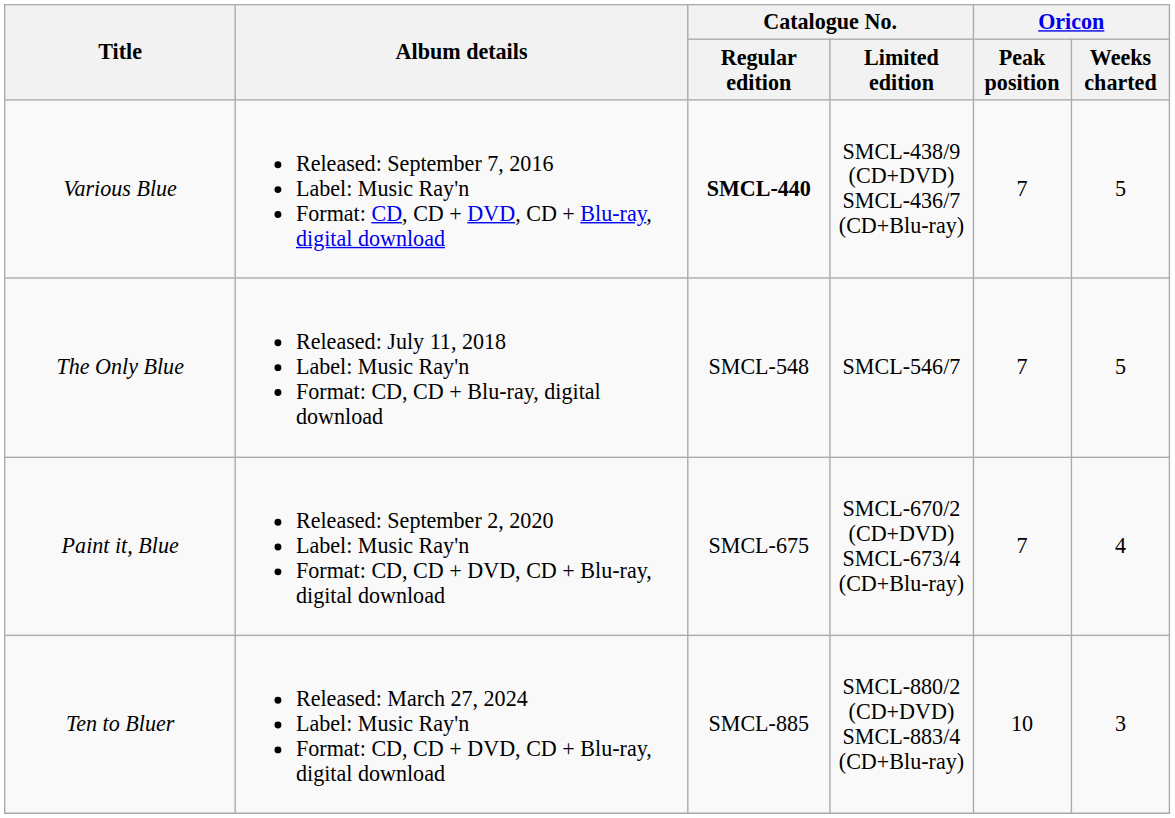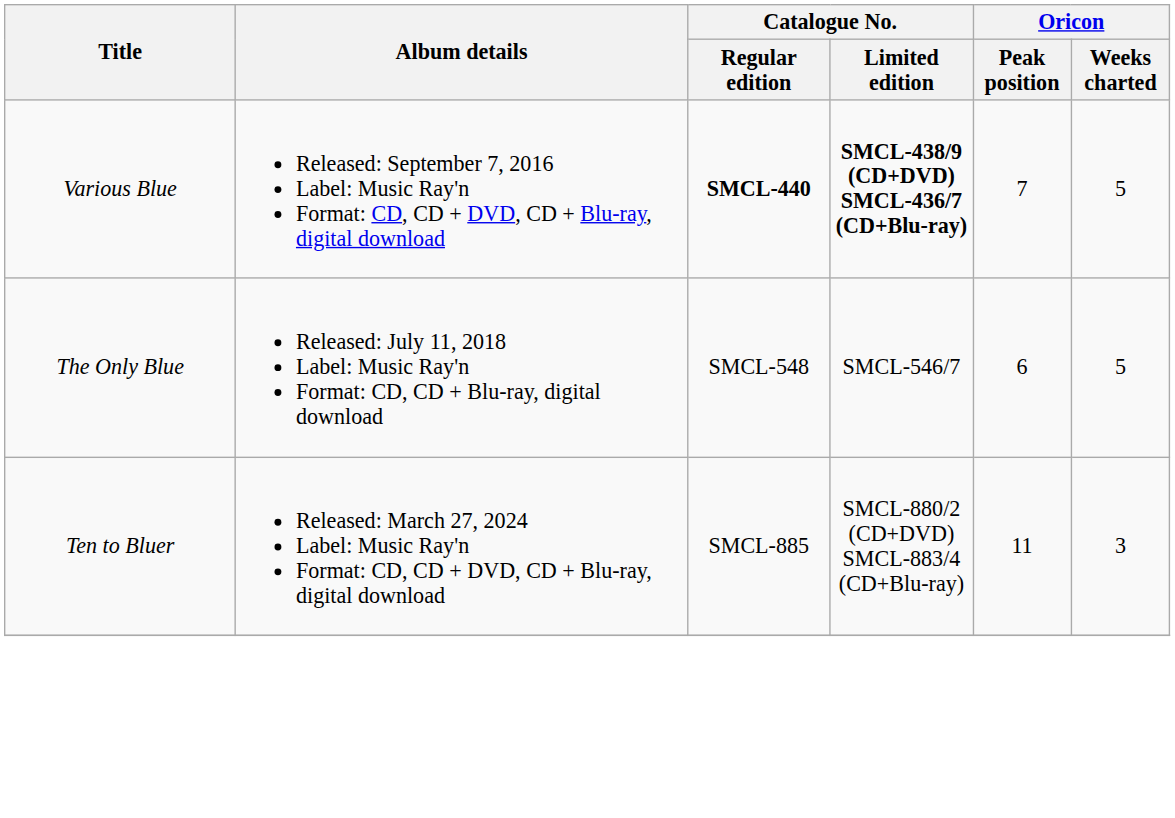(901, 188) normal -> (901, 188) bold
(1022, 367) 7 -> (1022, 367) 6
- row: (120, 545)
(1022, 724) 10 -> (1022, 545) 11
